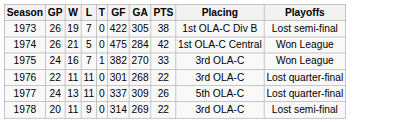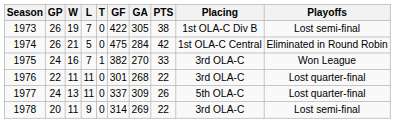(305, 45) Won League -> (327, 45) Eliminated in Round Robin
